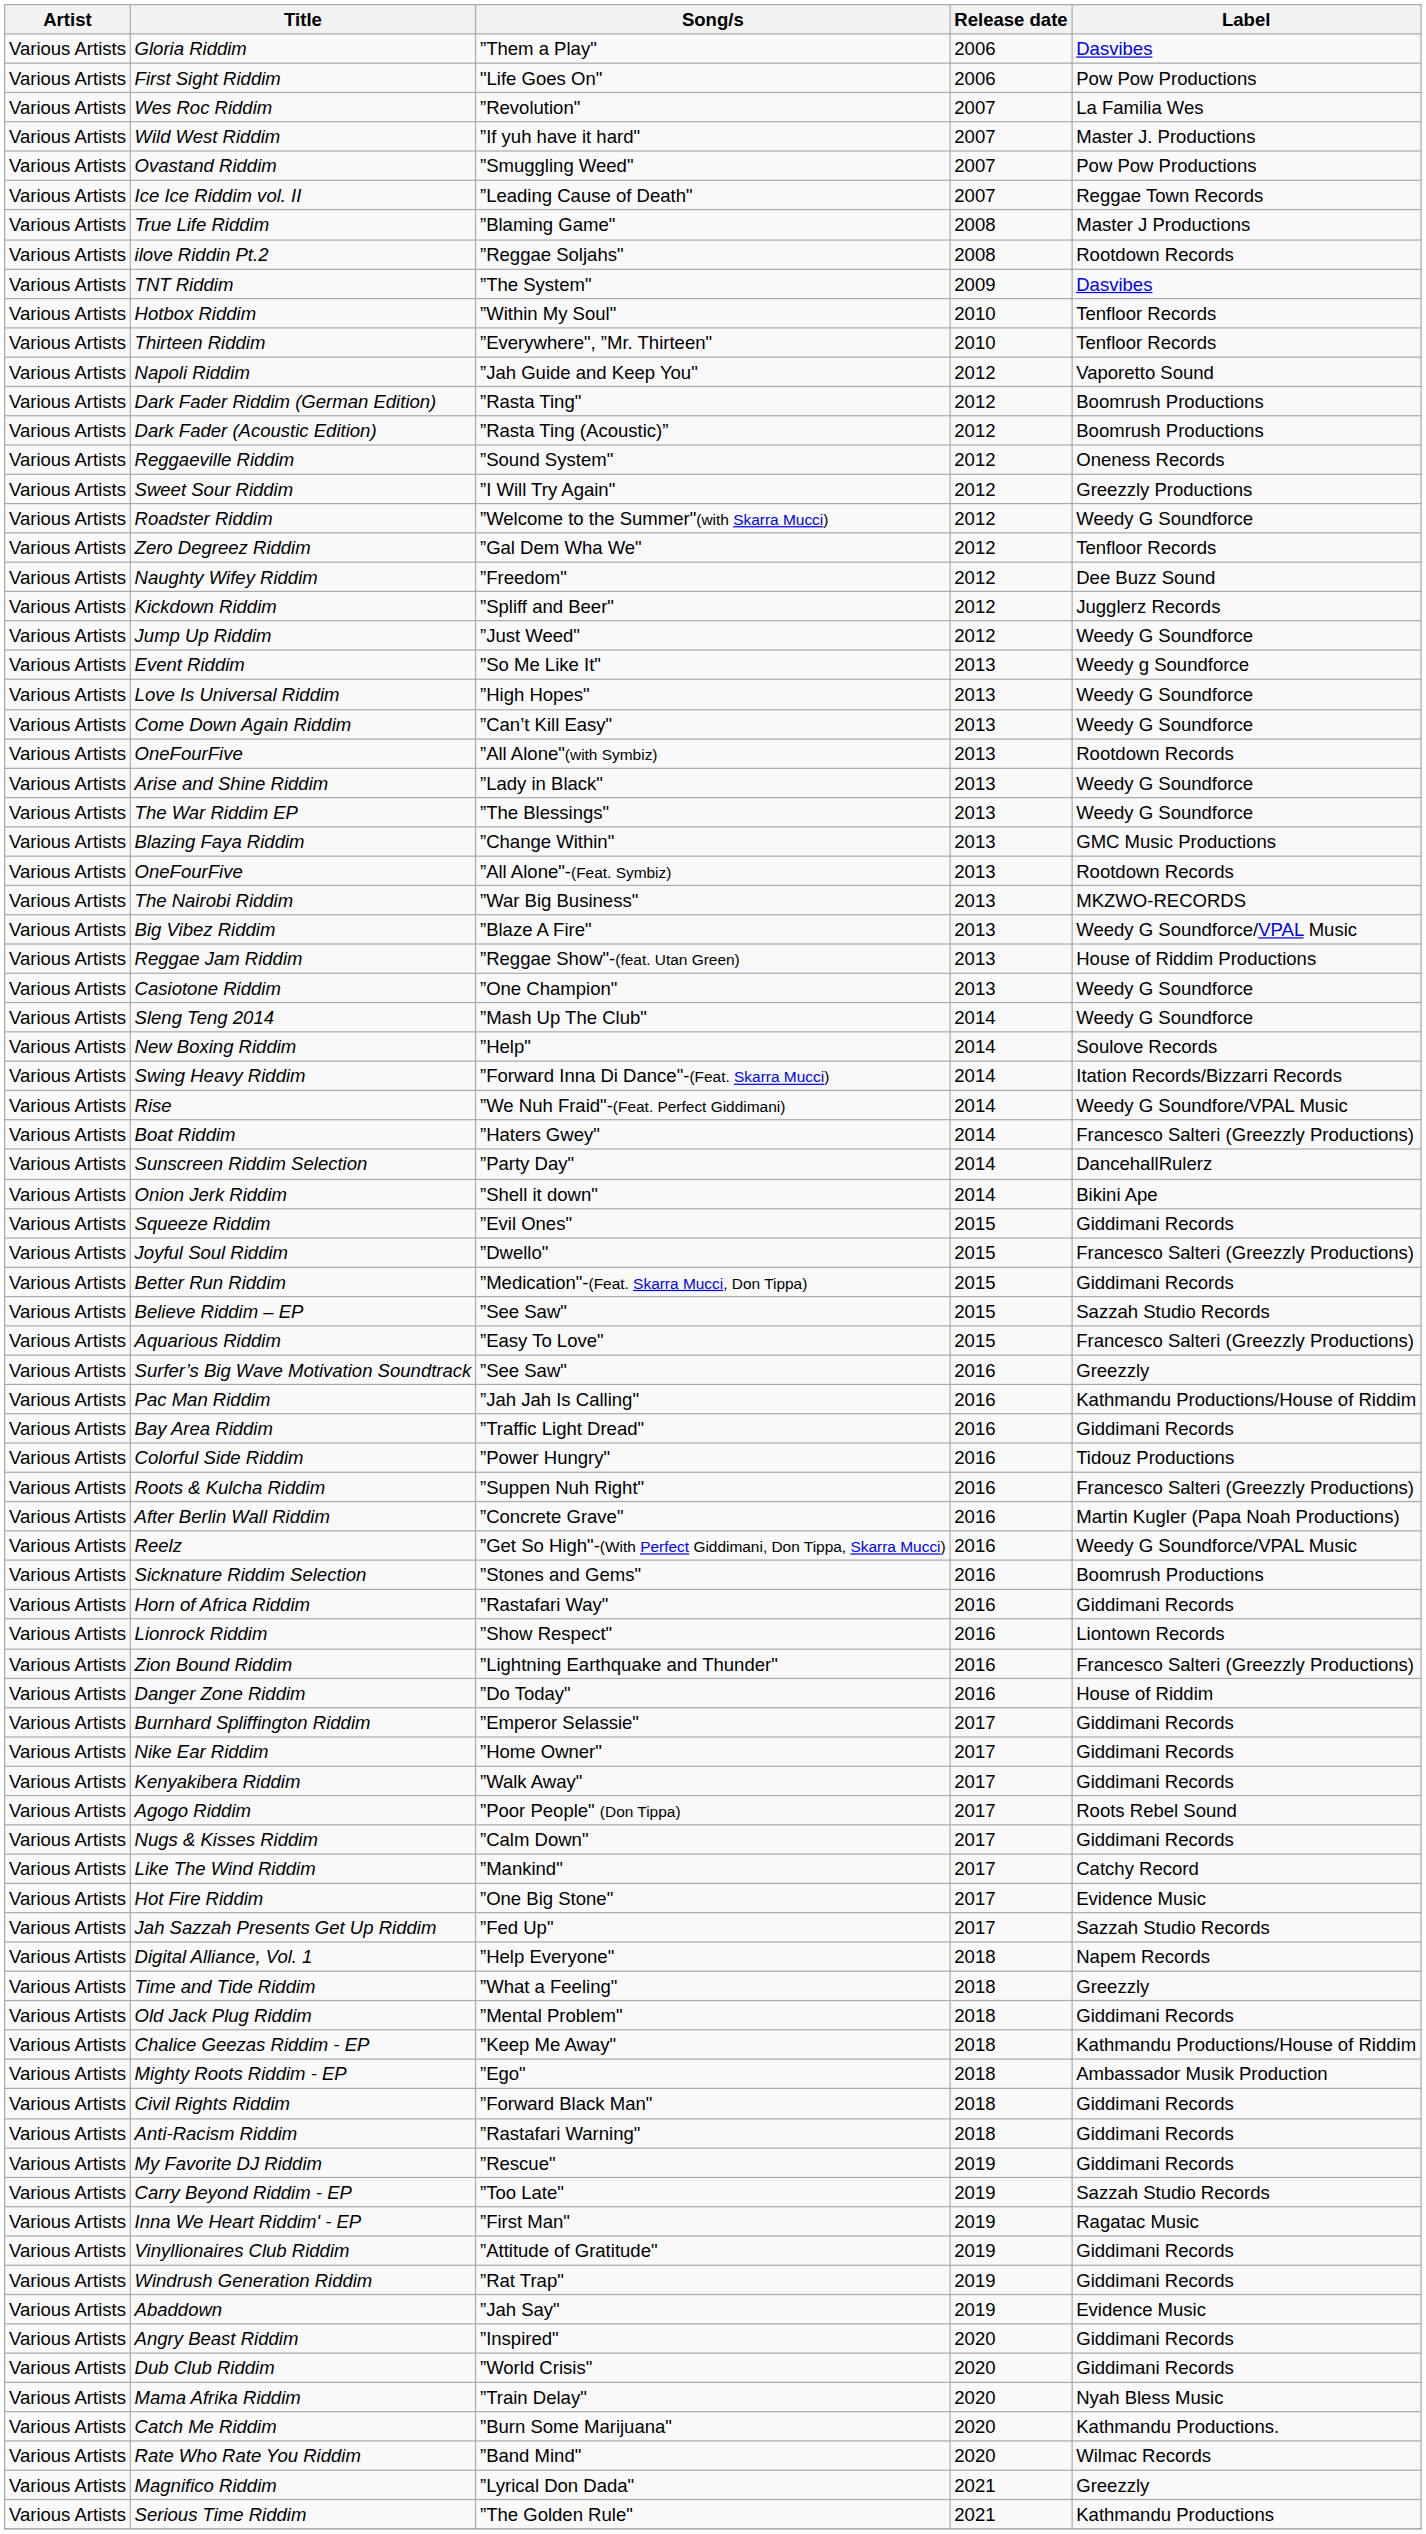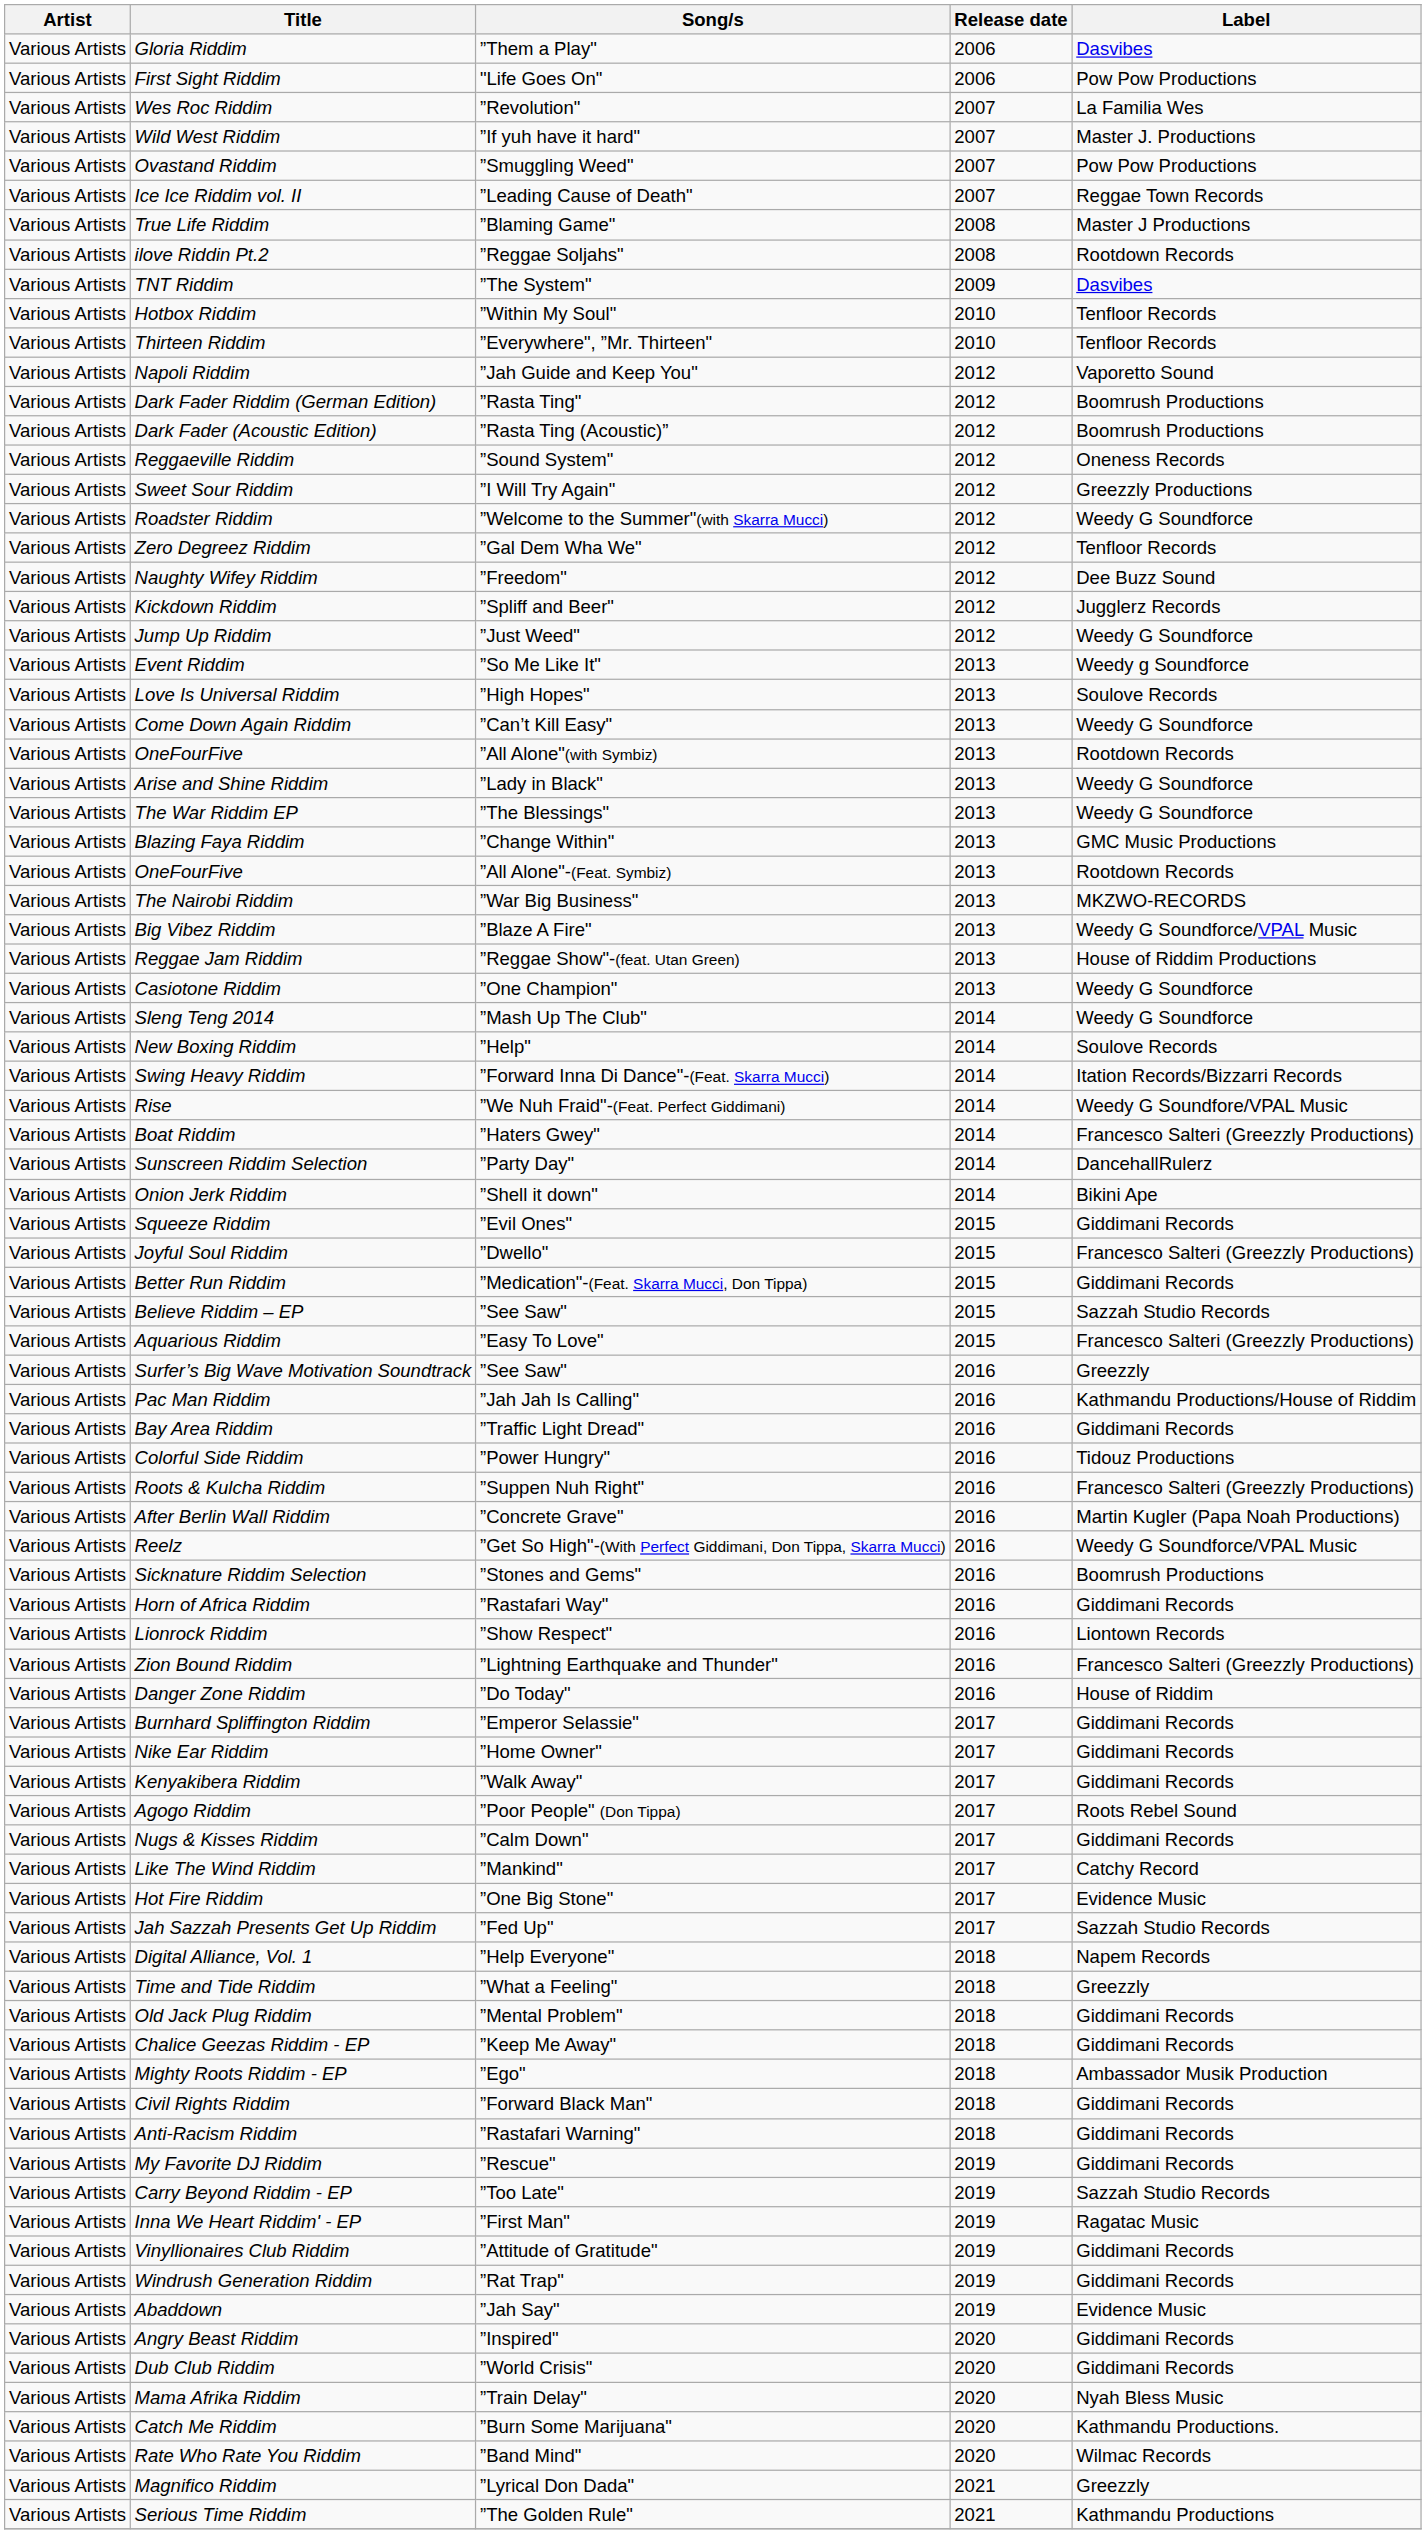(1165, 695) Weedy G Soundforce -> (1147, 695) Soulove Records
(1246, 2045) Kathmandu Productions/House of Riddim -> (1155, 2045) Giddimani Records
